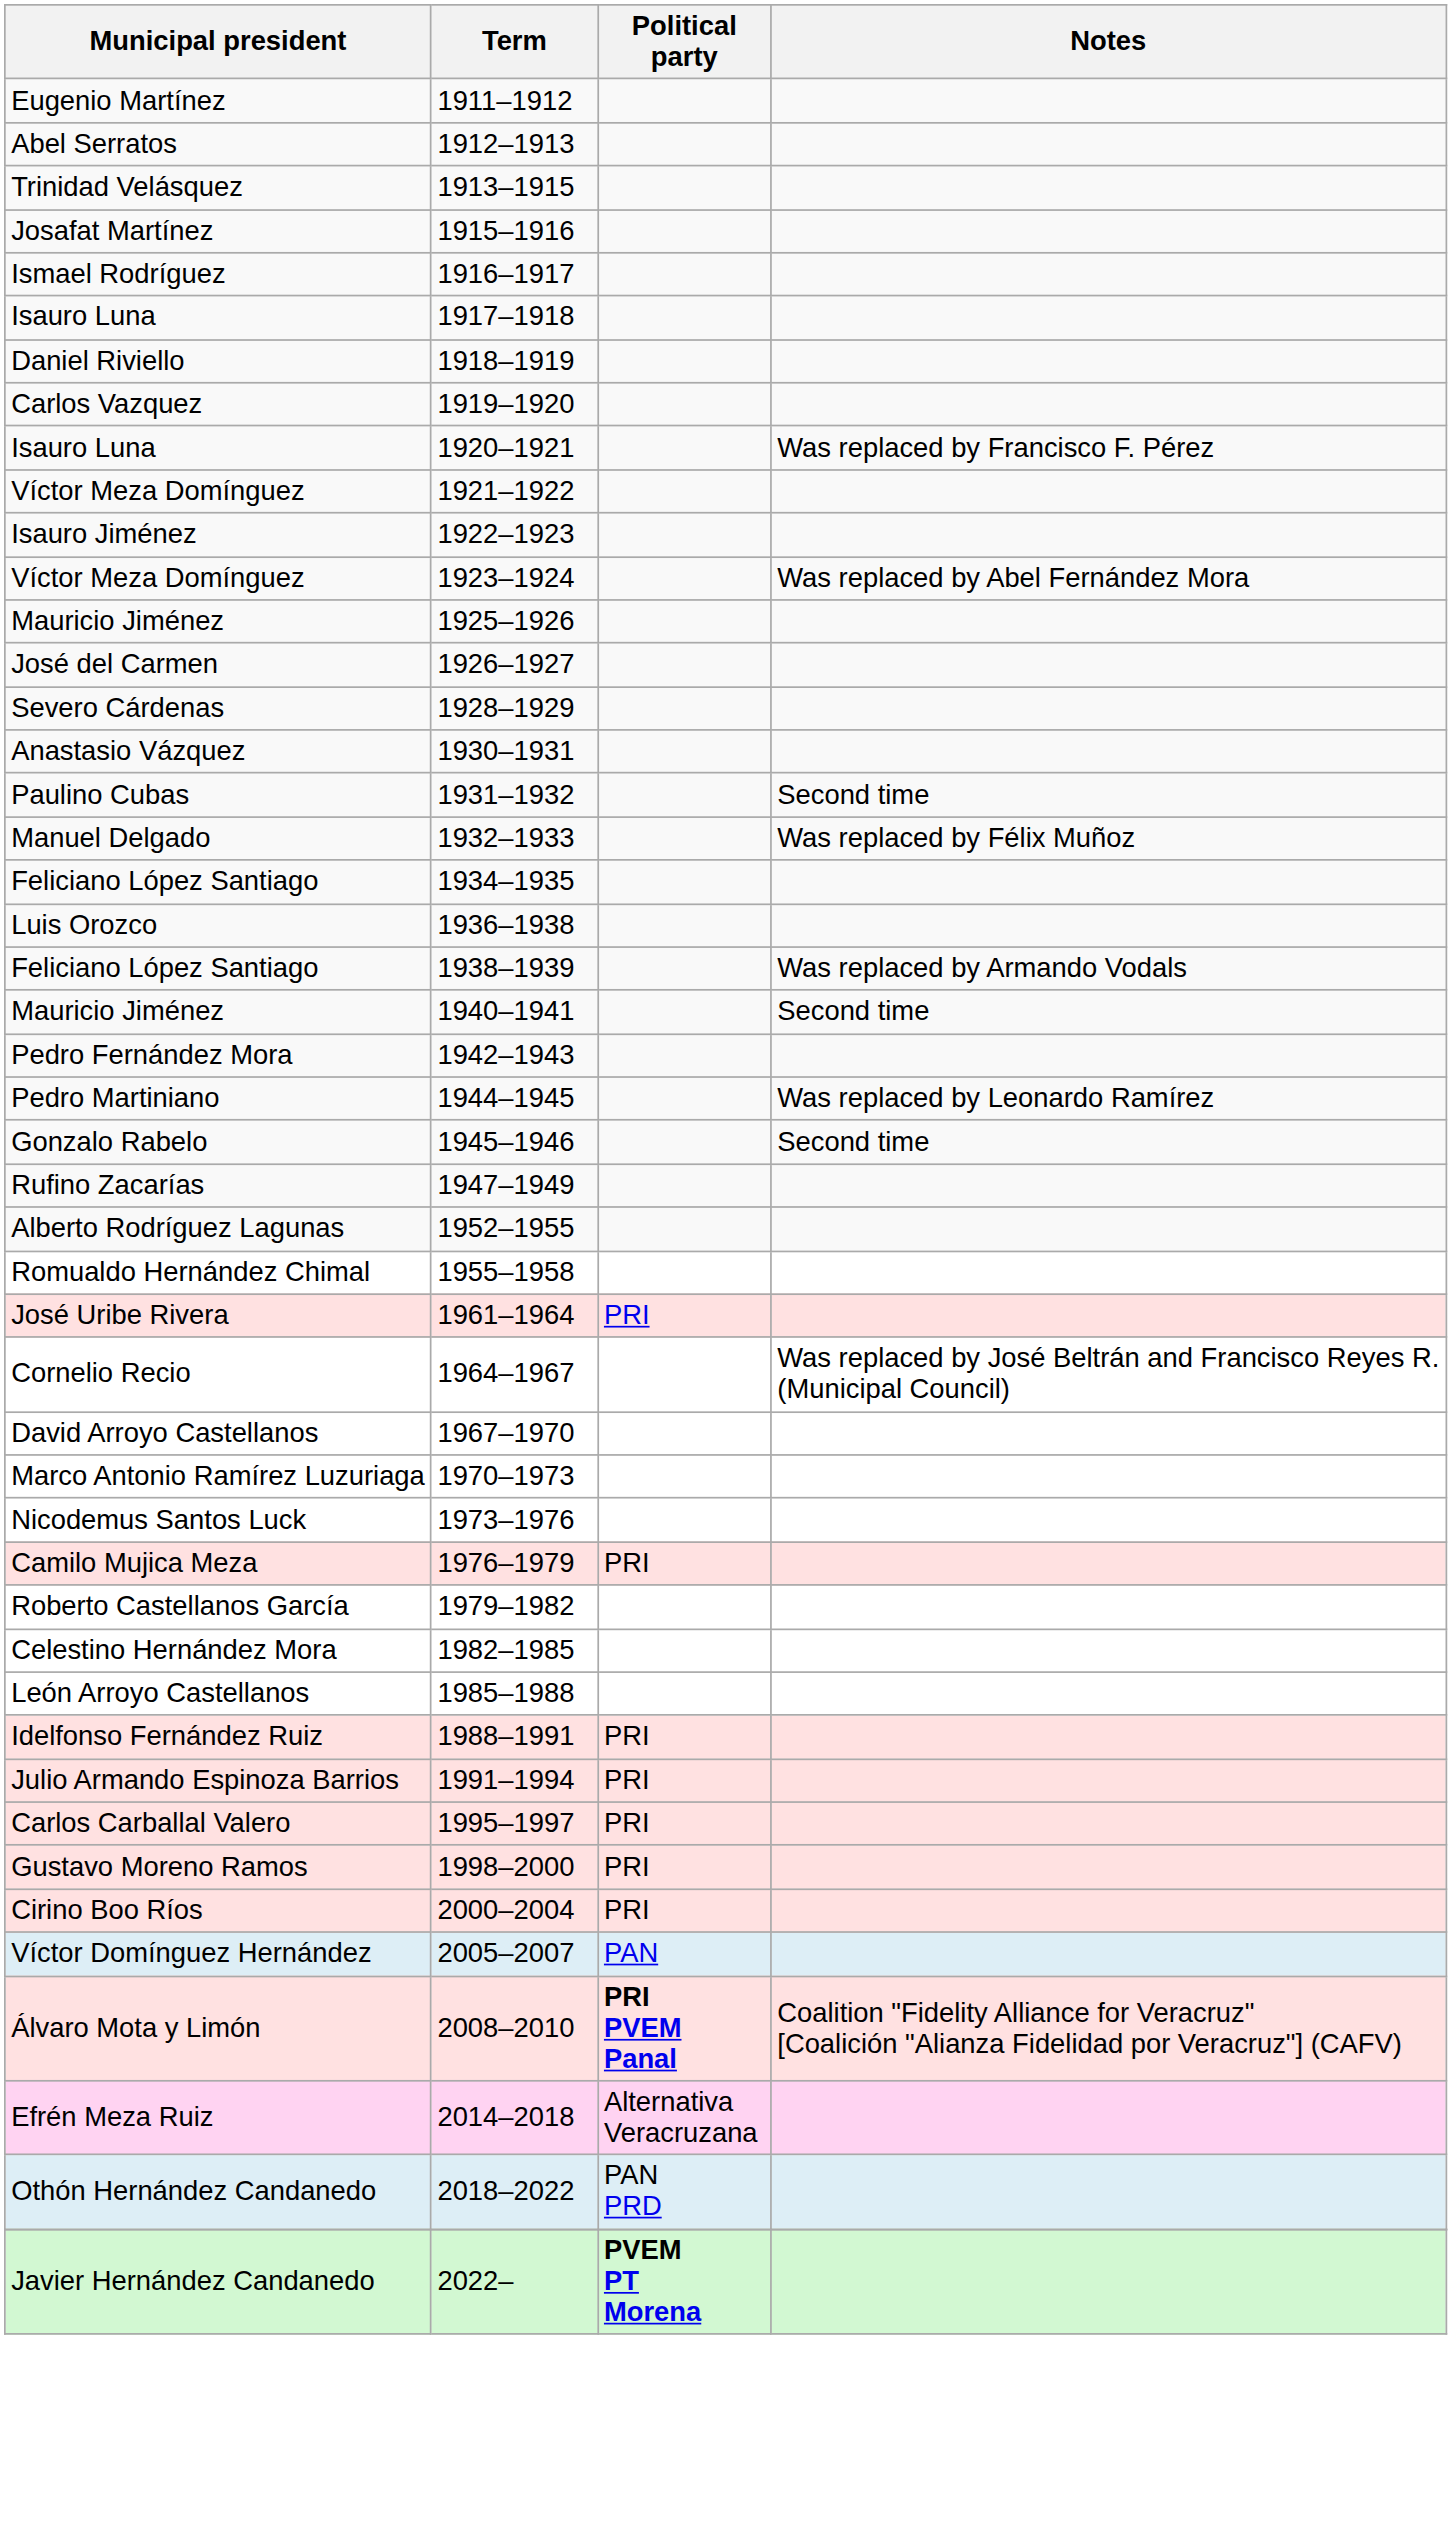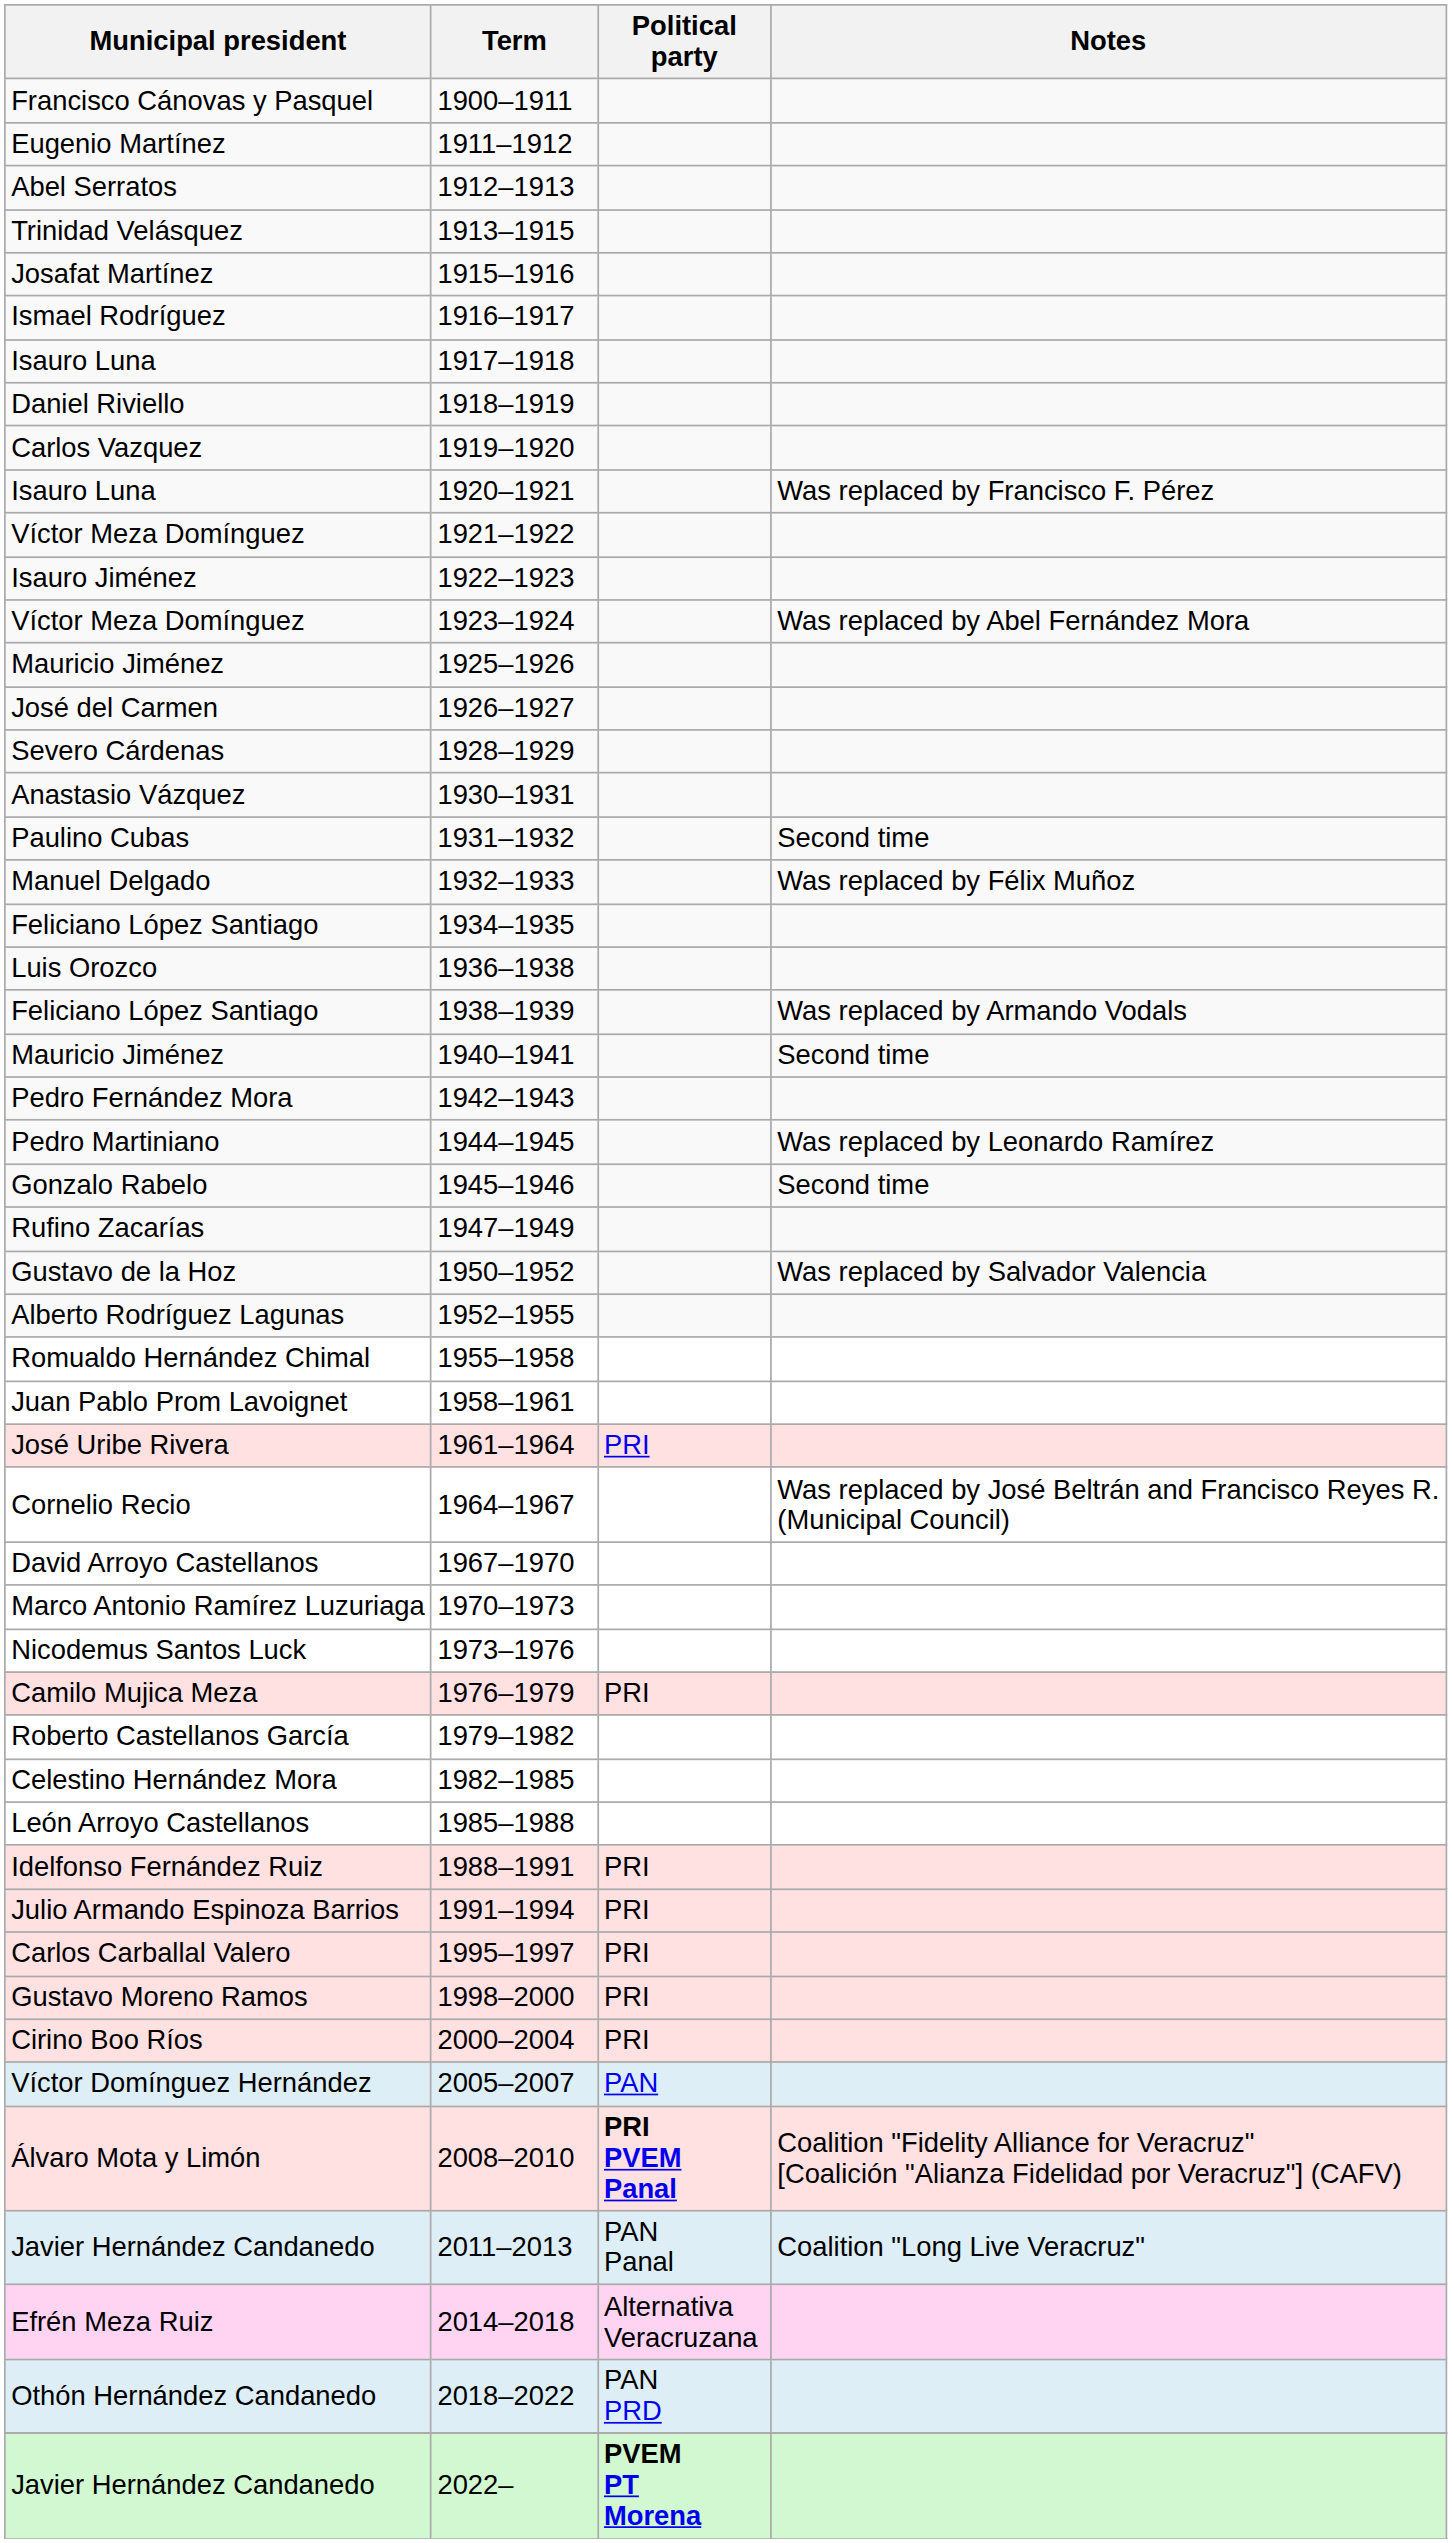+ row: (192, 100)
+ row: (124, 1271)
+ row: (179, 1402)
+ row: (193, 2247)
